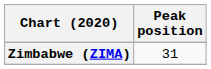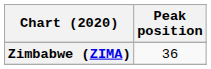(170, 54) 31 -> (170, 54) 36
